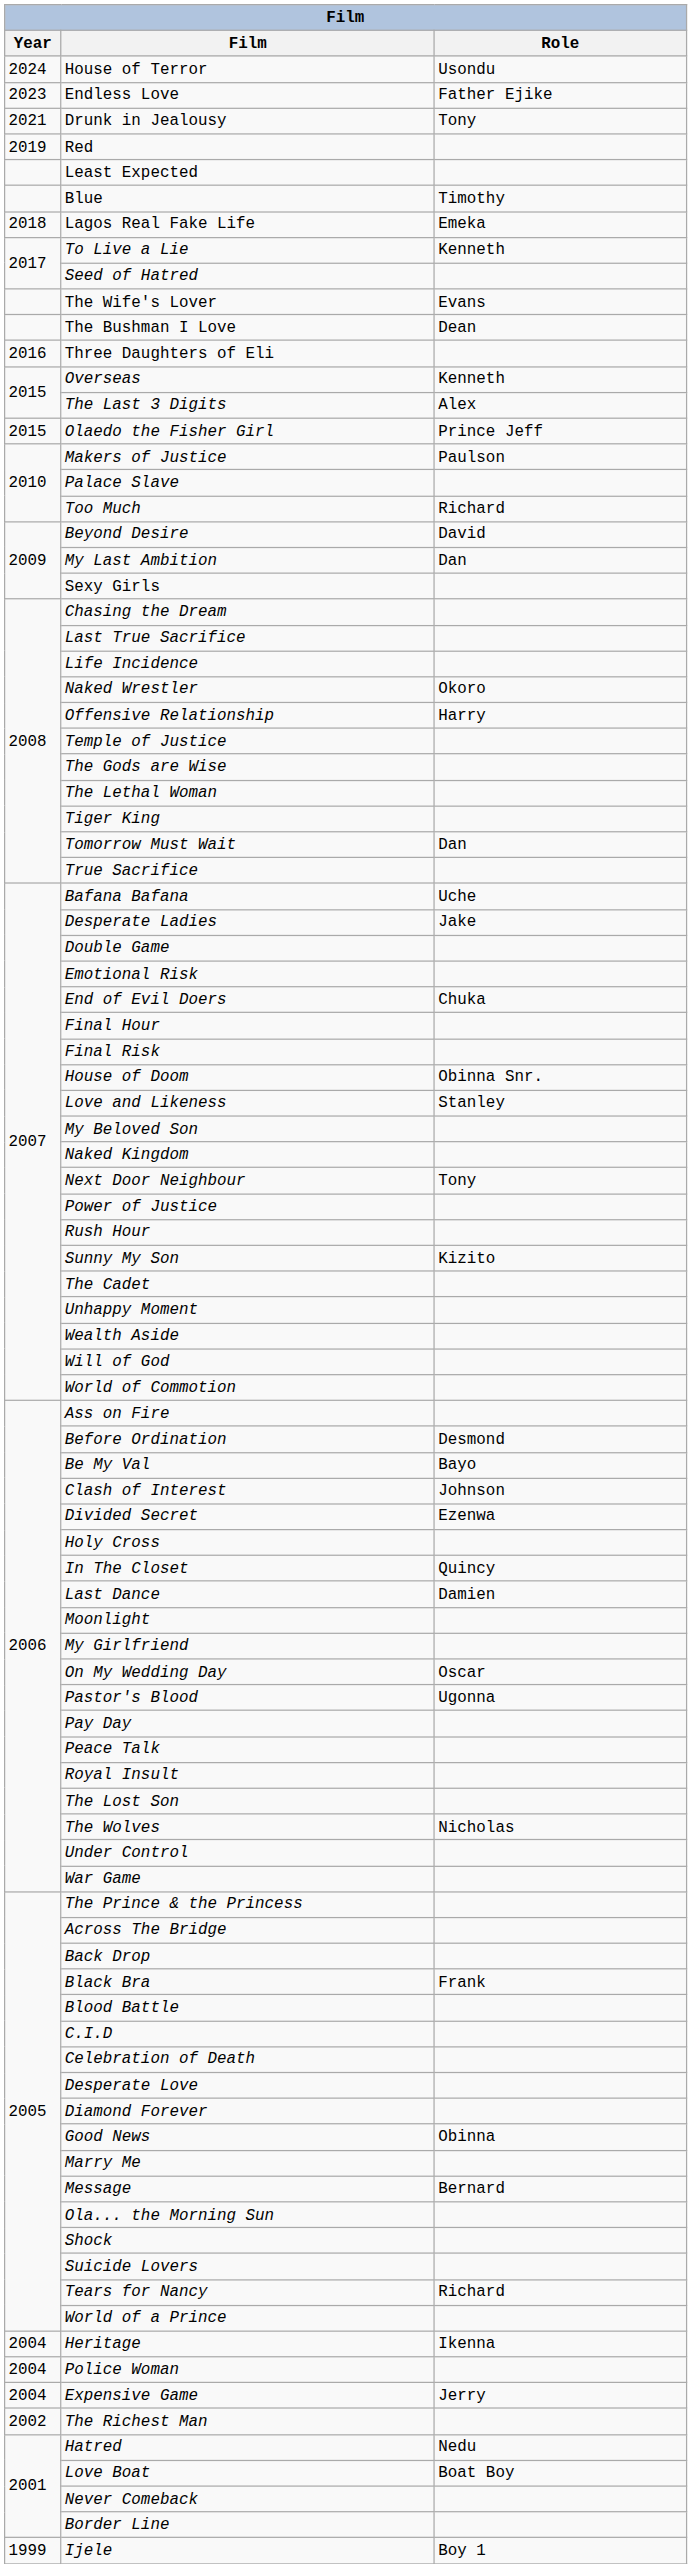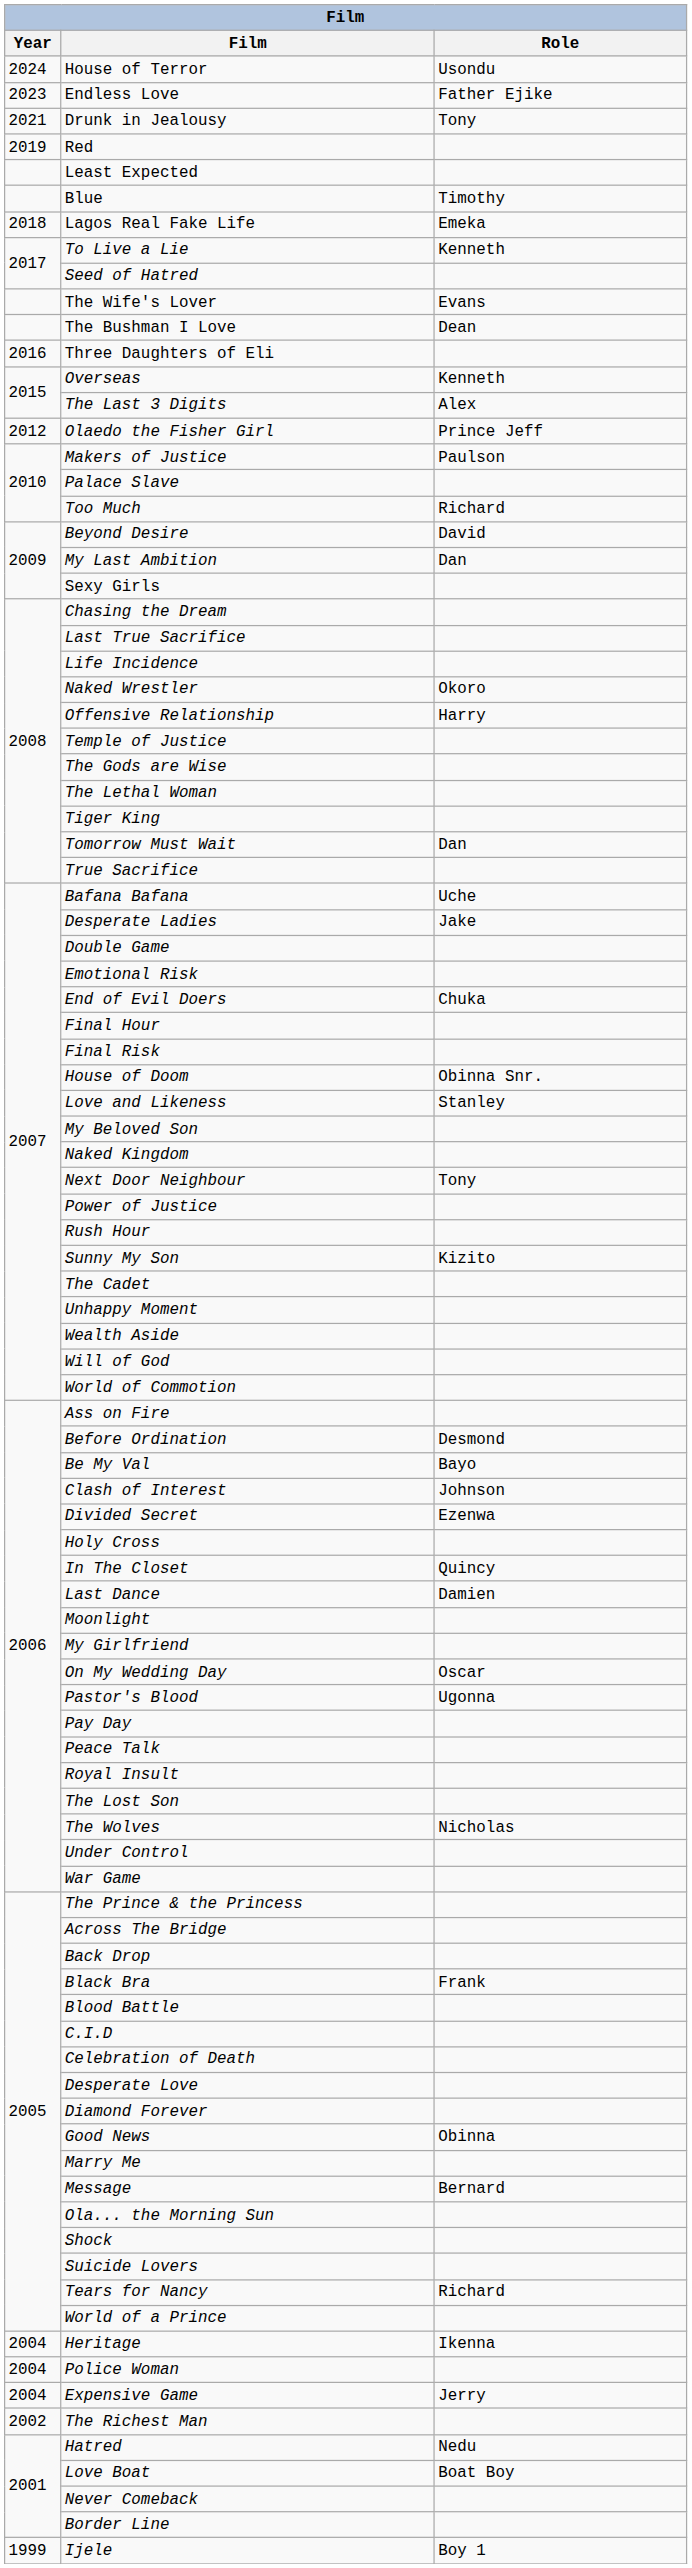(27, 431) 2015 -> (27, 431) 2012
